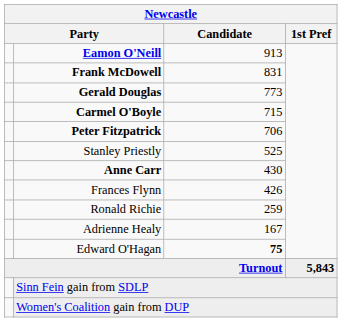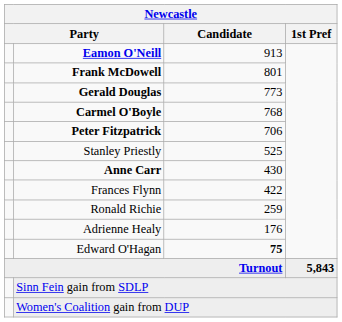(273, 72) 831 -> (273, 72) 801
(273, 111) 715 -> (273, 111) 768
(273, 190) 426 -> (273, 190) 422
(273, 229) 167 -> (273, 229) 176
